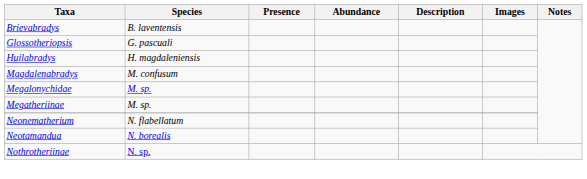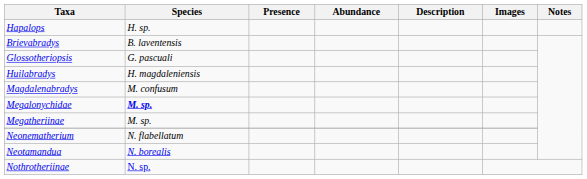+ row: (26, 27)
(139, 89) normal -> (140, 105) bold
